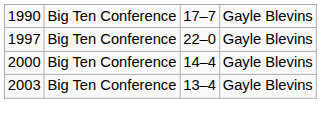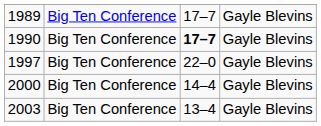+ row: (24, 16)
(200, 16) normal -> (200, 39) bold
